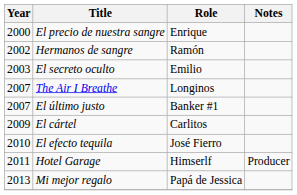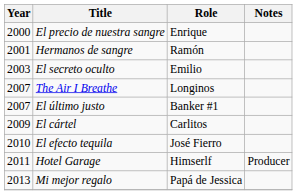(19, 50) 2002 -> (19, 50) 2001
